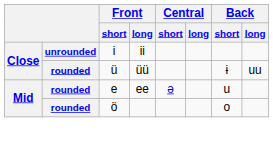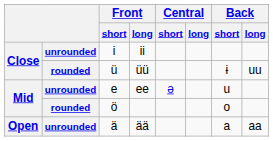(71, 89) rounded -> (71, 89) unrounded
+ row: (142, 126)
